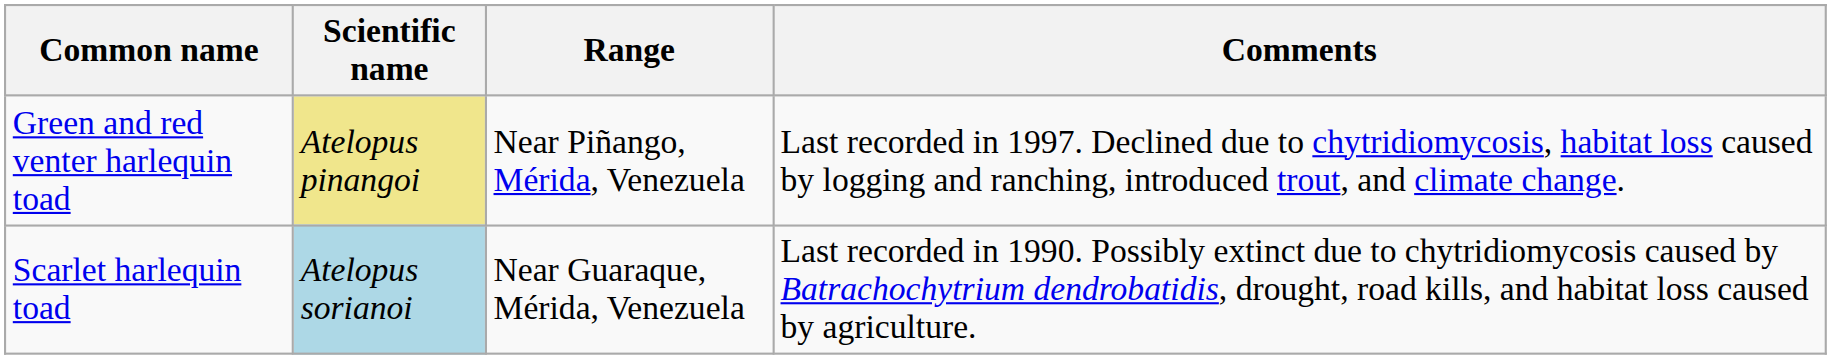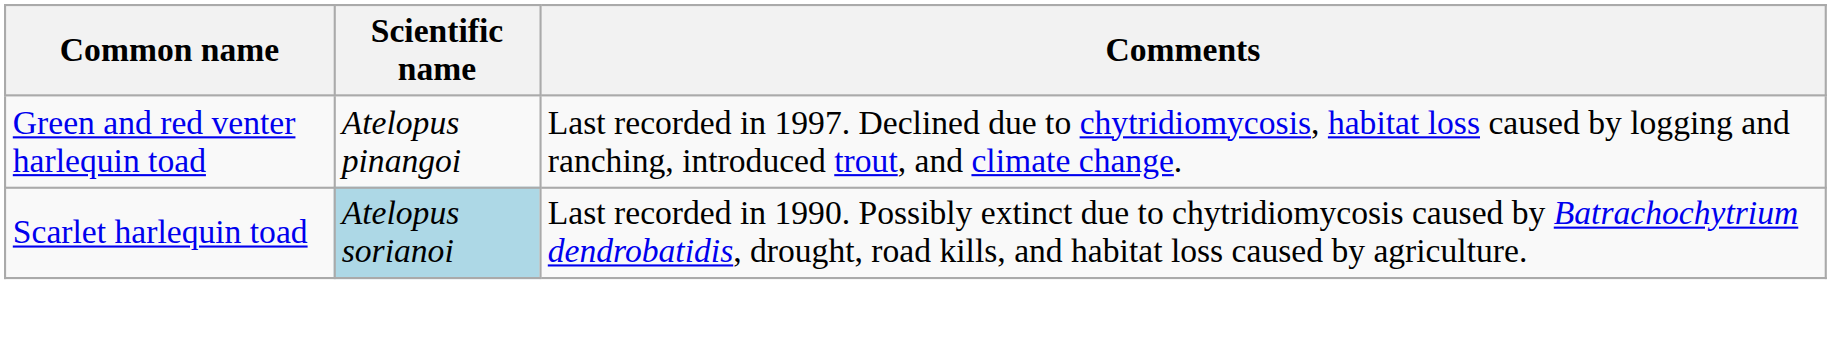- column: (629, 50)
(360, 160) khaki background -> (401, 141) no background
